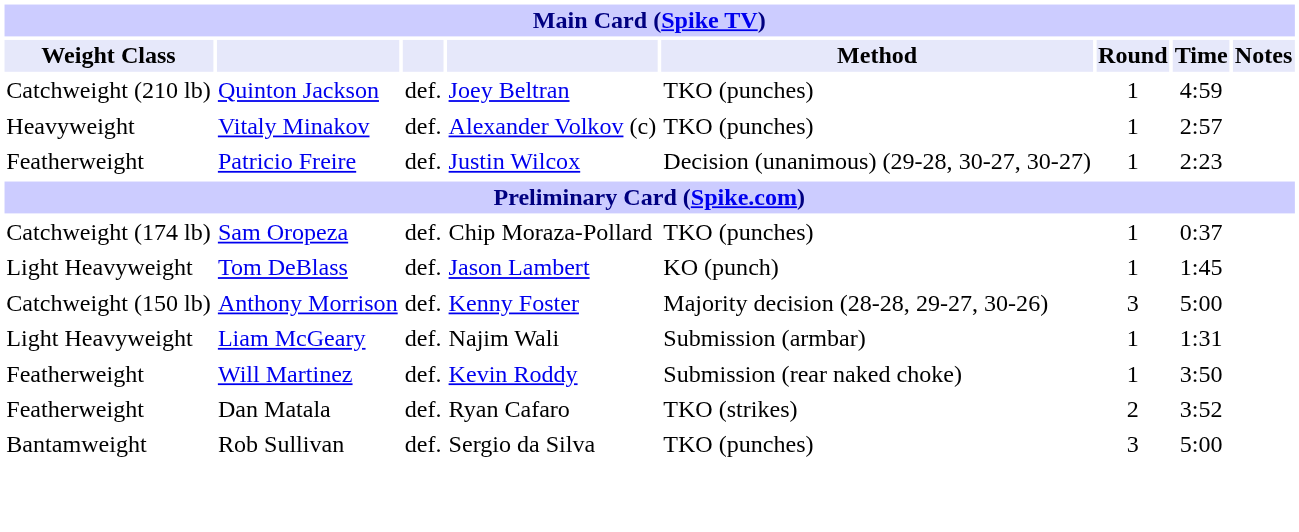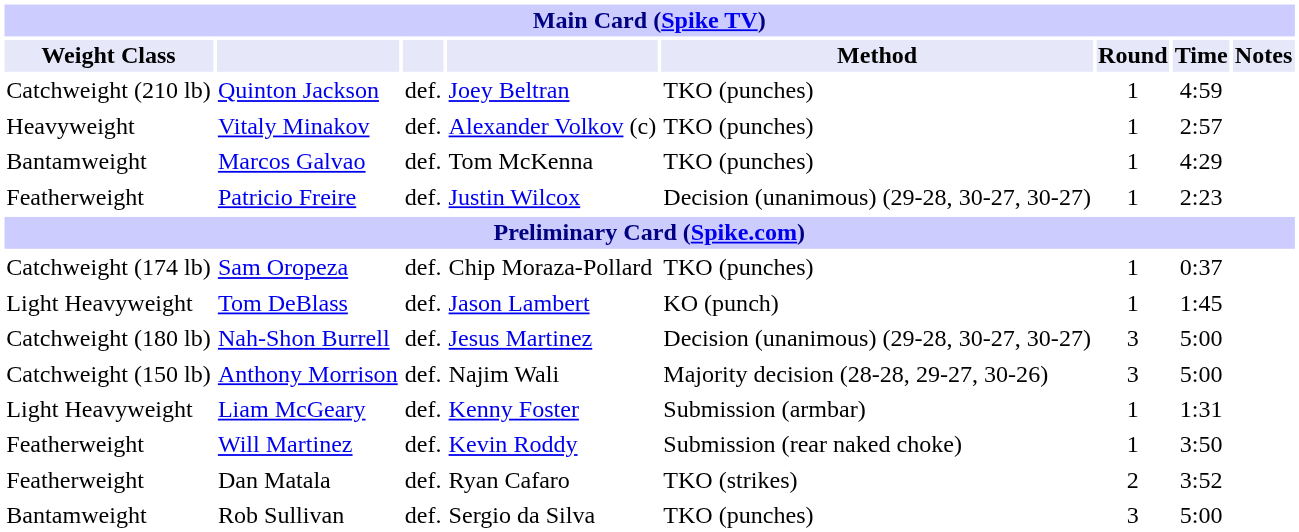+ row: (292, 161)
+ row: (304, 338)
(514, 303) Kenny Foster -> (504, 374) Najim Wali
(504, 338) Najim Wali -> (514, 409) Kenny Foster
